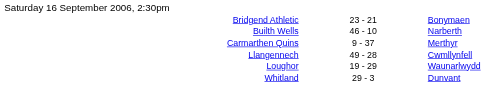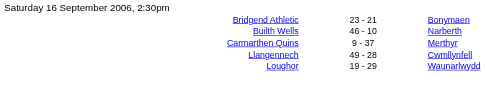- row: (282, 78)
